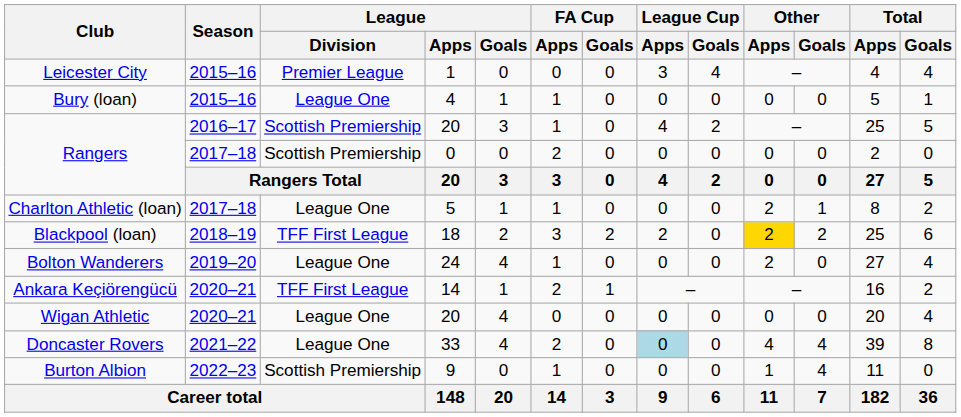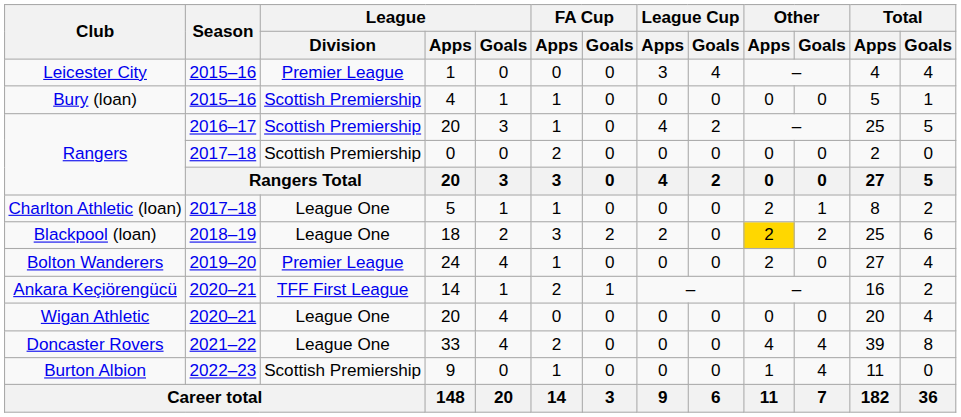(343, 99) League One -> (343, 99) Scottish Premiership
(343, 235) TFF First League -> (343, 235) League One
(343, 262) League One -> (343, 262) Premier League
(663, 343) lightblue background -> (663, 343) no background
